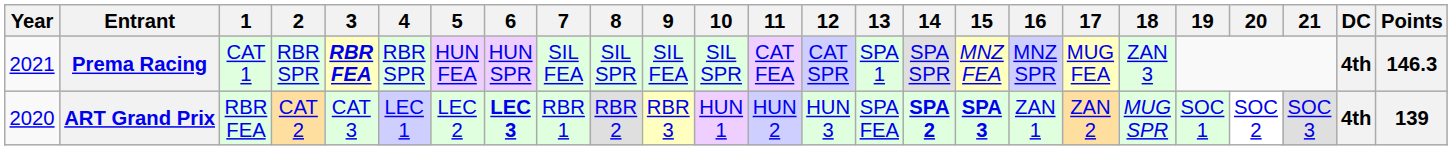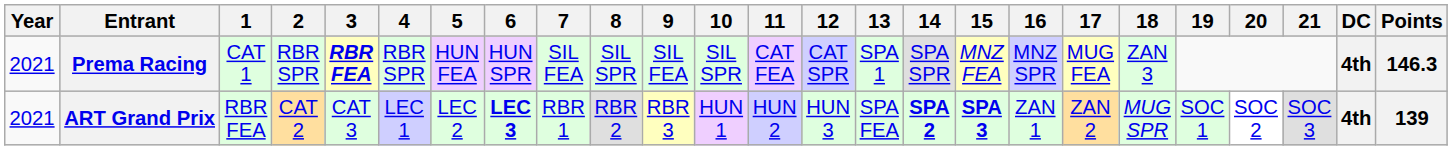(32, 118) 2020 -> (32, 118) 2021
